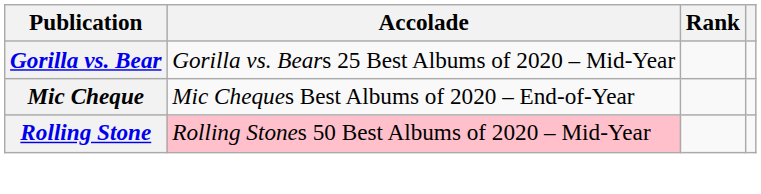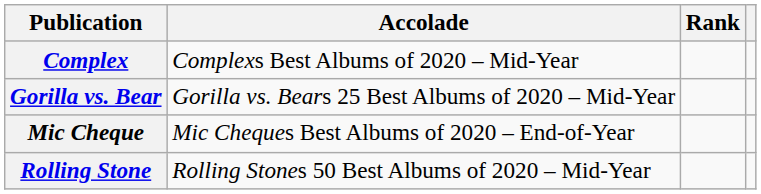+ row: (86, 59)
(411, 133) pink background -> (411, 170) no background
